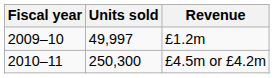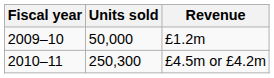(111, 38) 49,997 -> (111, 38) 50,000
